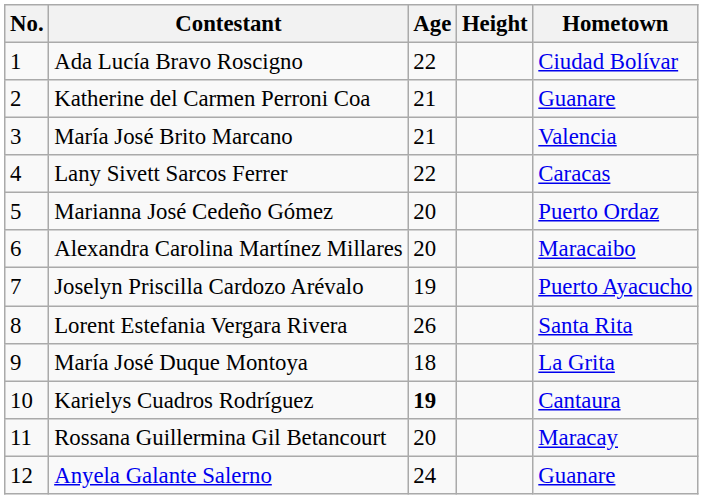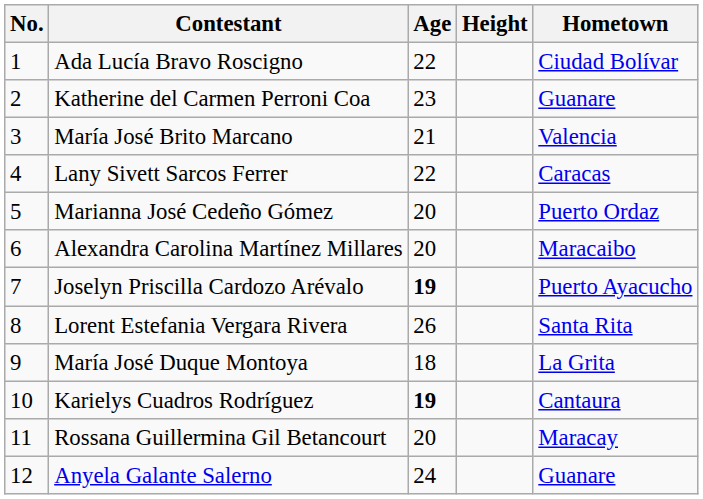(425, 98) 21 -> (425, 98) 23
(425, 286) normal -> (425, 286) bold
